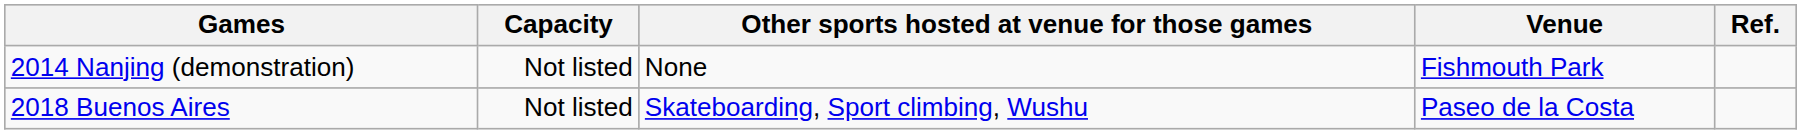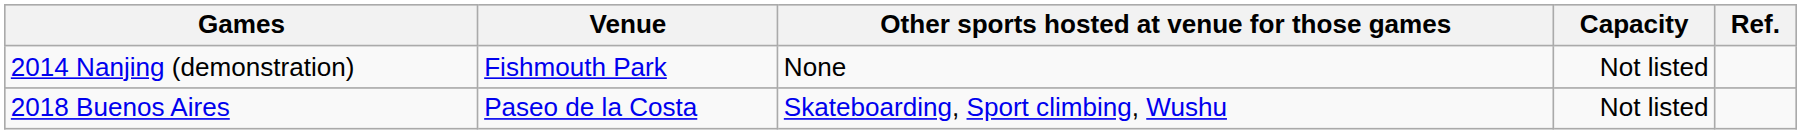columns swapped: (1565, 25) <-> (558, 25)
